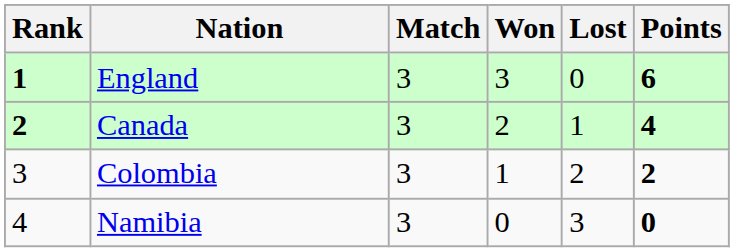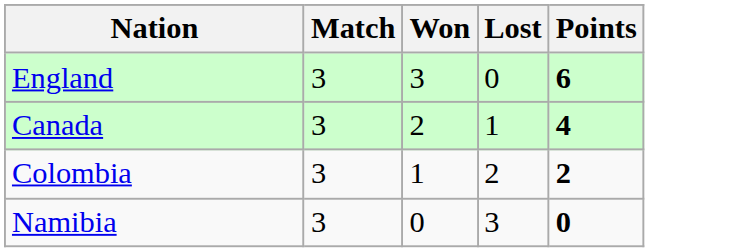- column: (47, 28)
